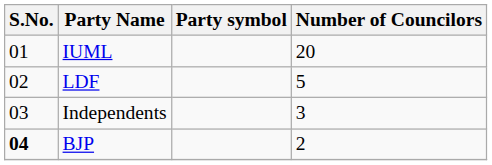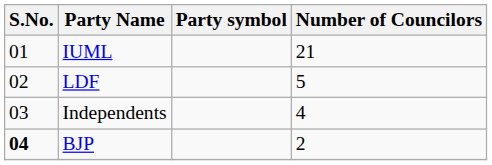(306, 50) 20 -> (306, 50) 21
(301, 112) 3 -> (301, 112) 4
